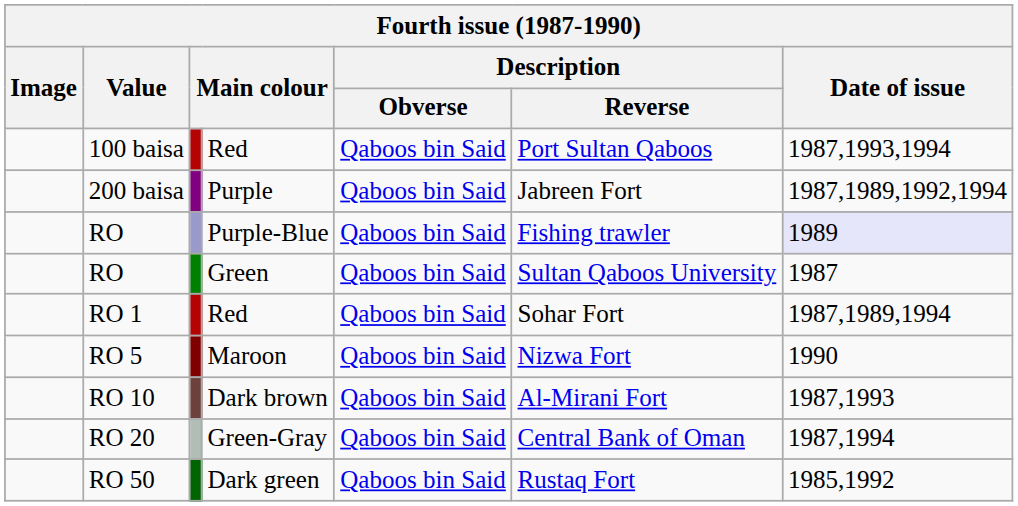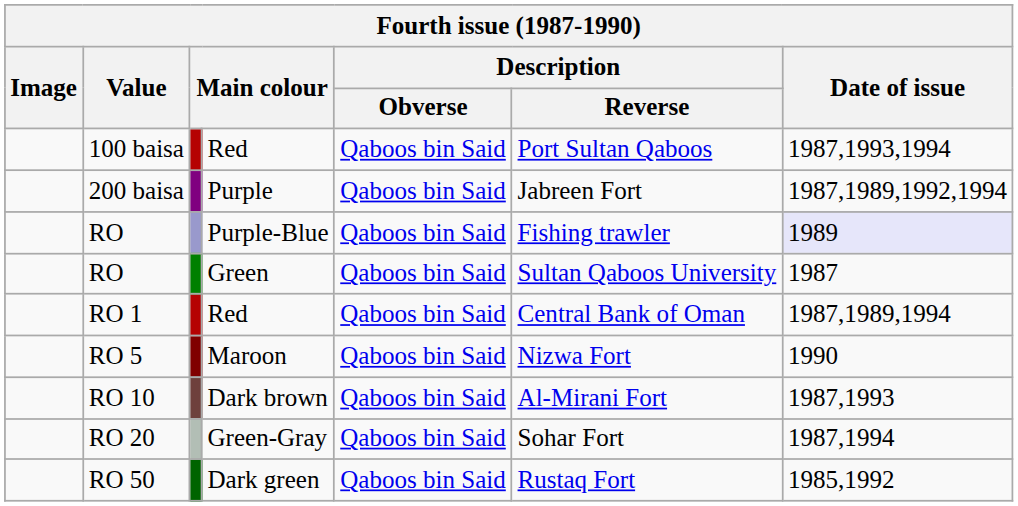(571, 314) Sohar Fort -> (631, 314) Central Bank of Oman
(631, 438) Central Bank of Oman -> (571, 438) Sohar Fort
